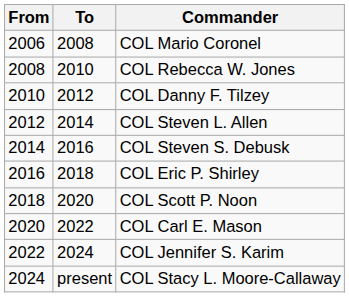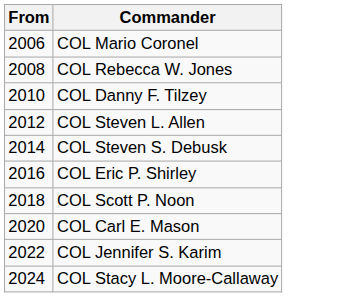- column: (85, 17)
